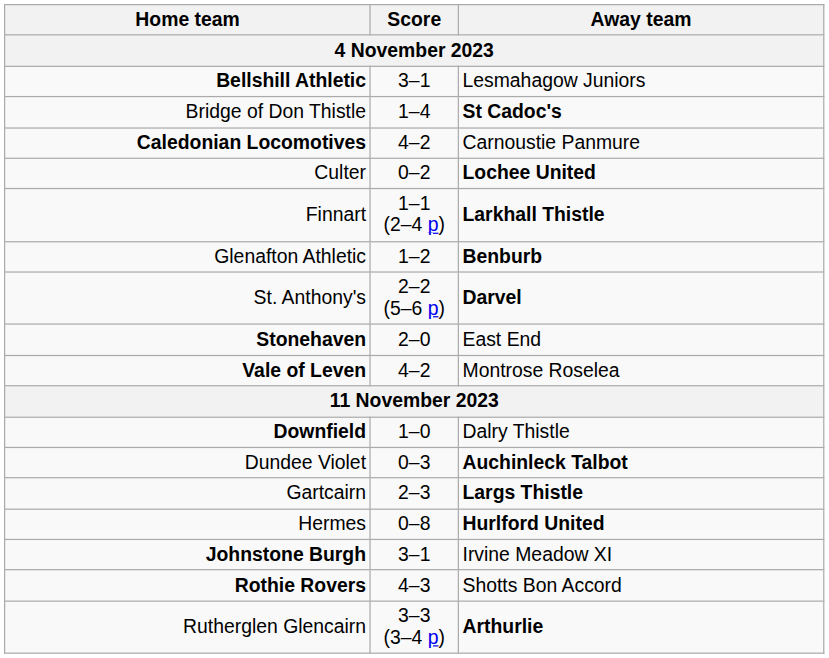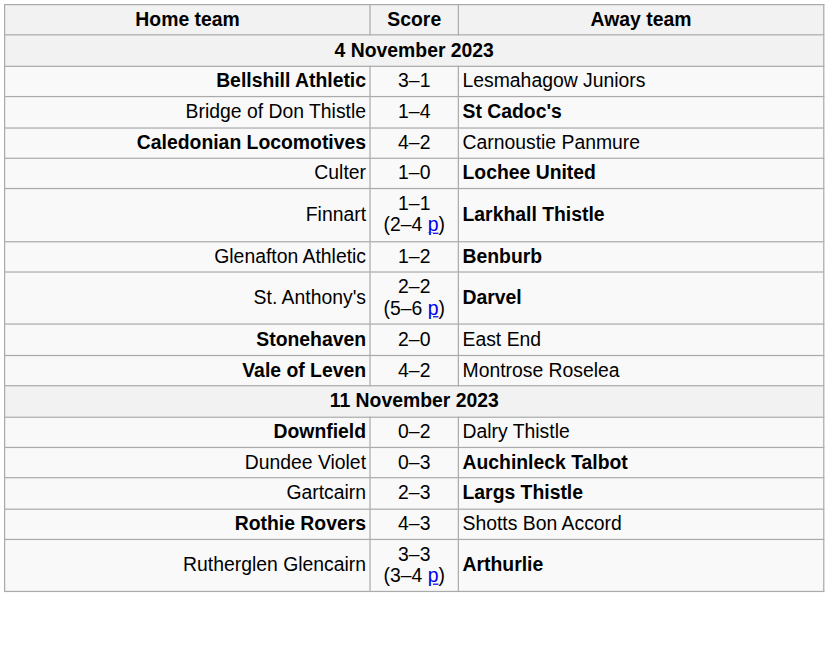(414, 173) 0–2 -> (414, 173) 1–0
(414, 431) 1–0 -> (414, 431) 0–2
- row: (332, 523)
- row: (286, 554)
